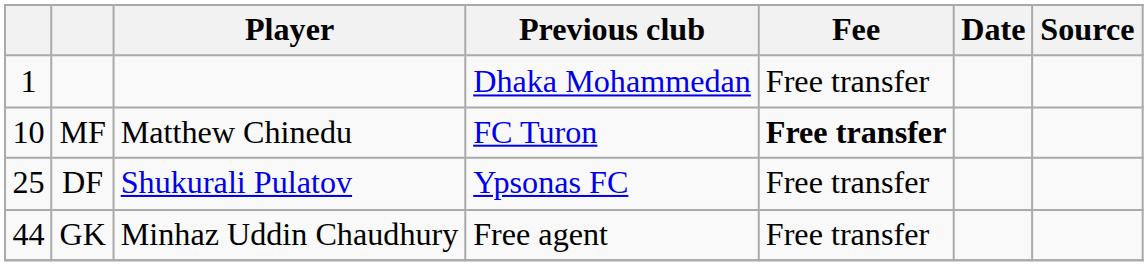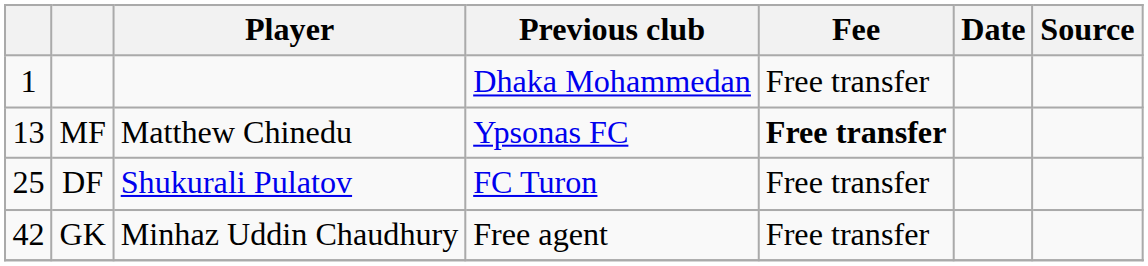(28, 132) 10 -> (28, 132) 13
(535, 132) FC Turon -> (551, 132) Ypsonas FC
(551, 183) Ypsonas FC -> (535, 183) FC Turon
(28, 234) 44 -> (28, 234) 42
